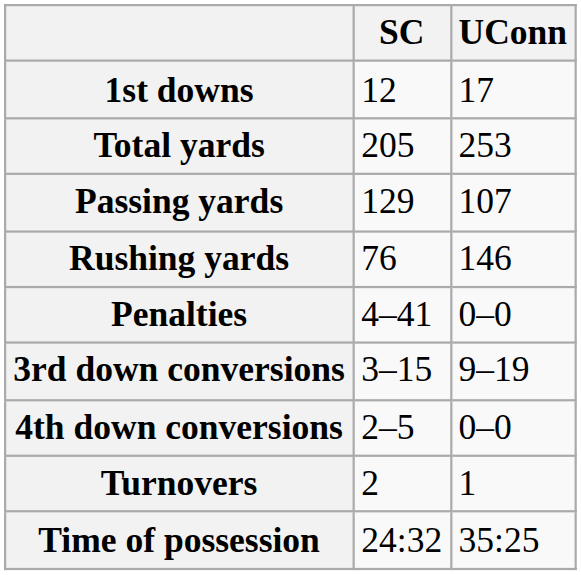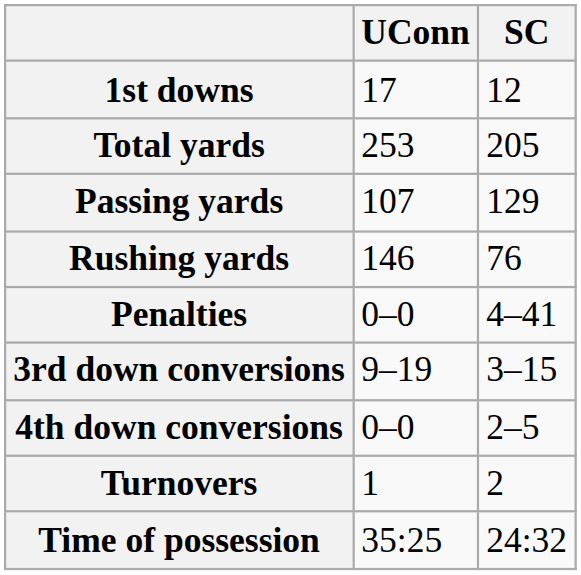columns swapped: (402, 32) <-> (513, 32)
